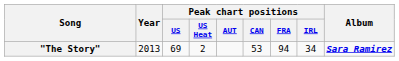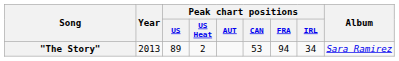(176, 49) 69 -> (176, 49) 89
(359, 49) bold -> (359, 49) normal
